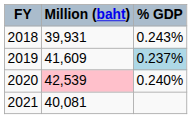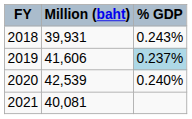(66, 59) 41,609 -> (66, 59) 41,606
(66, 80) pink background -> (66, 80) no background
